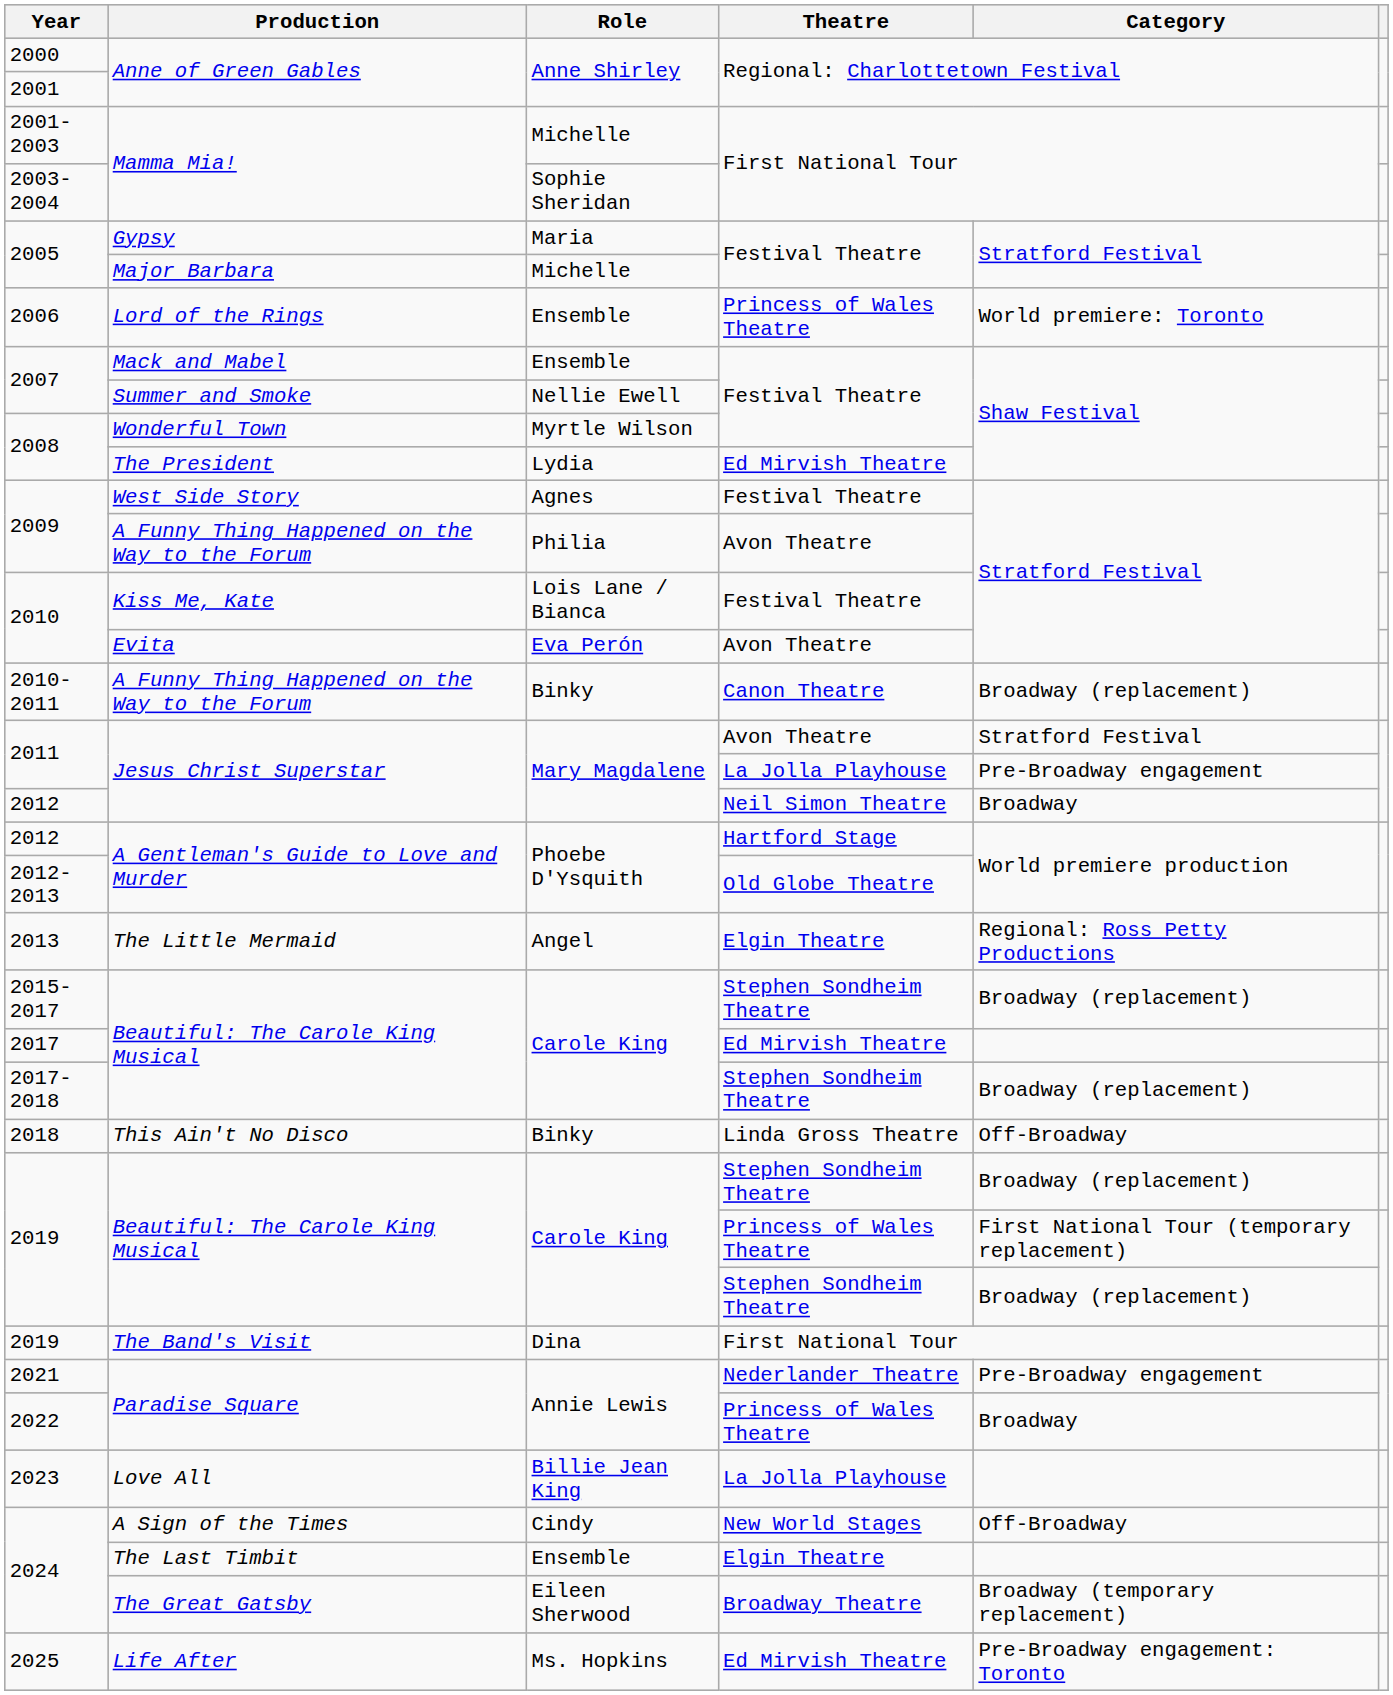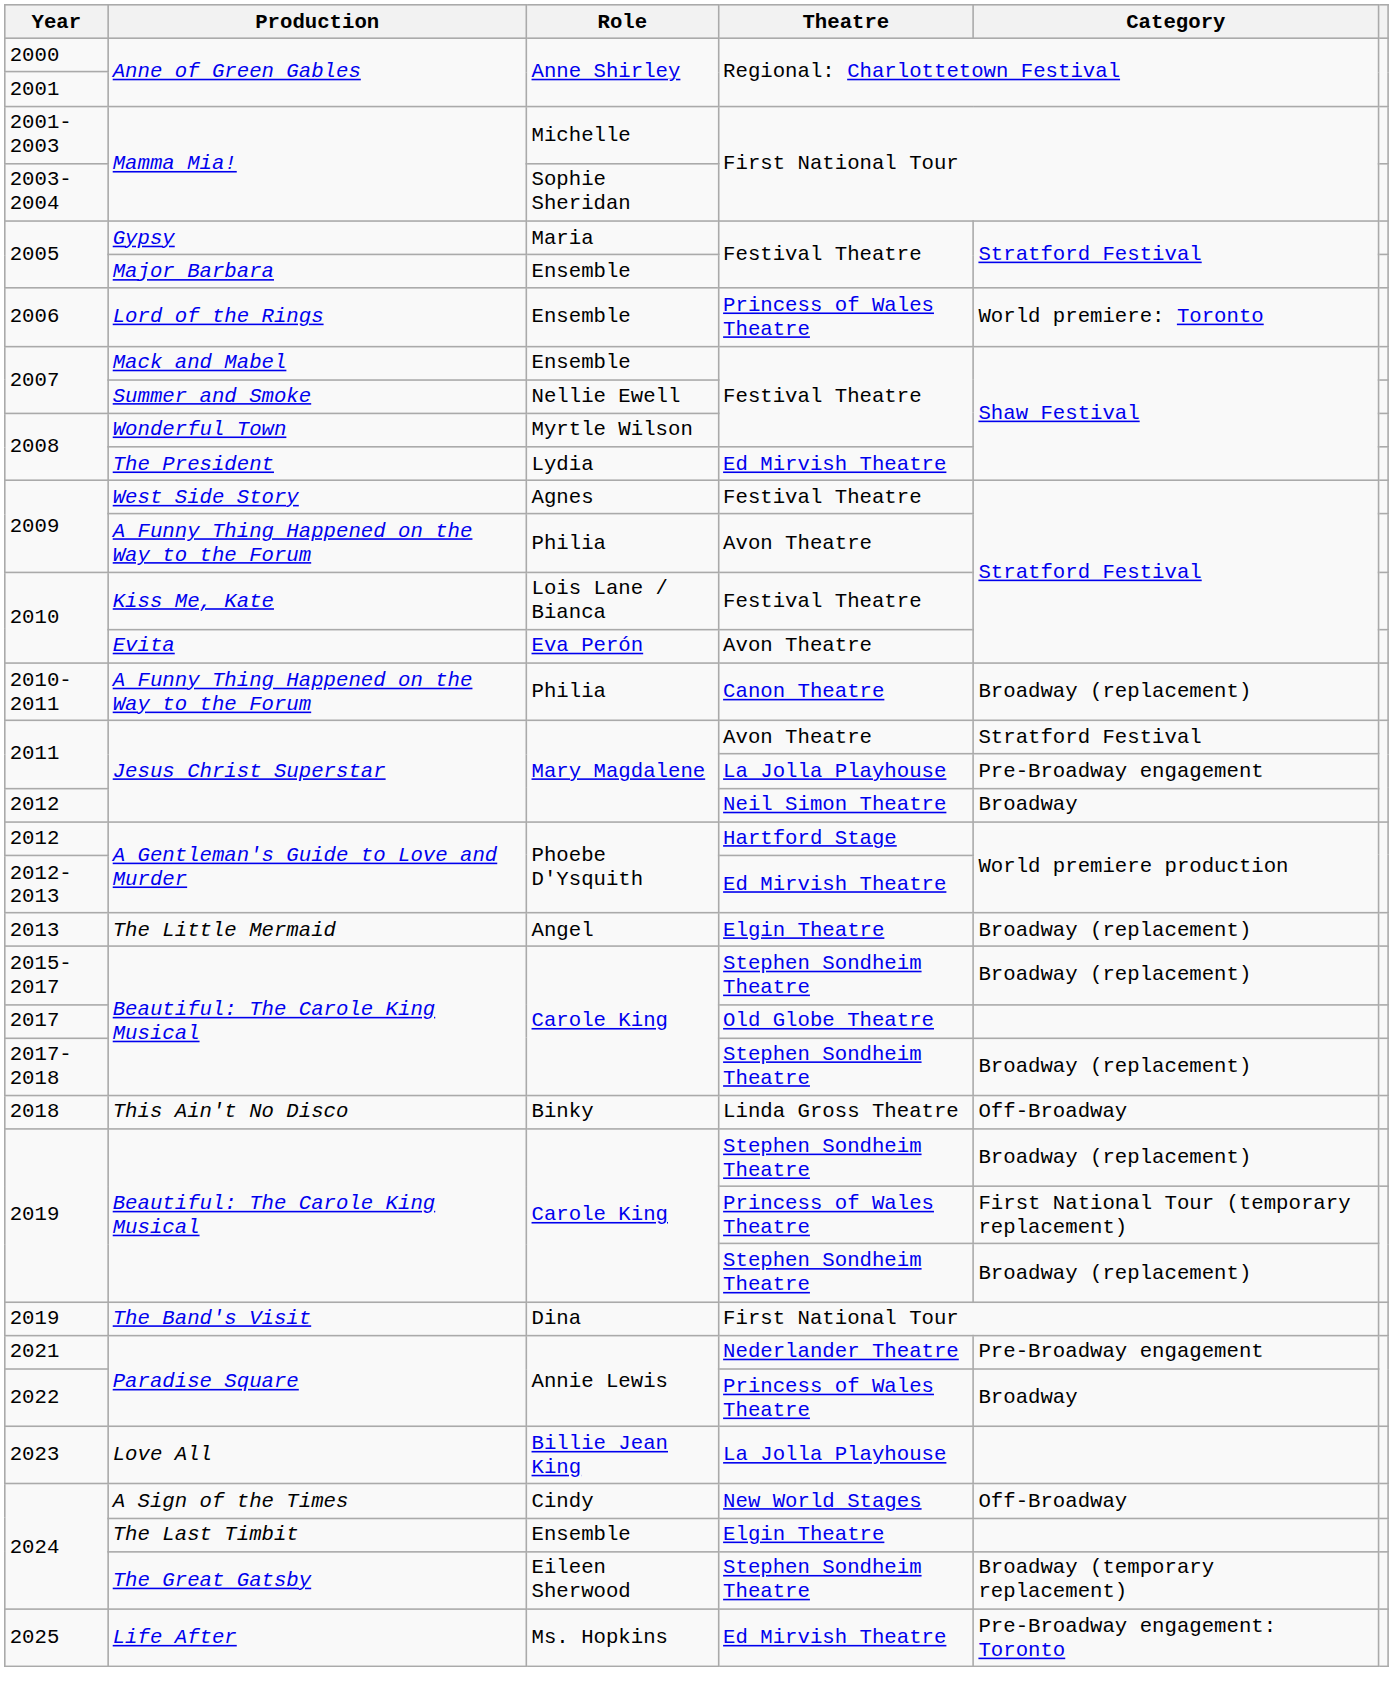(581, 271) Michelle -> (581, 271) Ensemble
(563, 692) Binky -> (569, 692) Philia
(829, 884) Old Globe Theatre -> (835, 884) Ed Mirvish Theatre
(1102, 942) Regional: Ross Petty Productions -> (1115, 930) Broadway (replacement)
(835, 1045) Ed Mirvish Theatre -> (829, 1021) Old Globe Theatre
(822, 1604) Broadway Theatre -> (822, 1580) Stephen Sondheim Theatre
